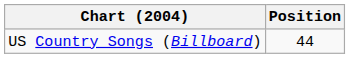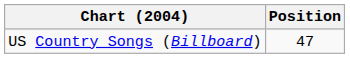(305, 41) 44 -> (305, 41) 47
